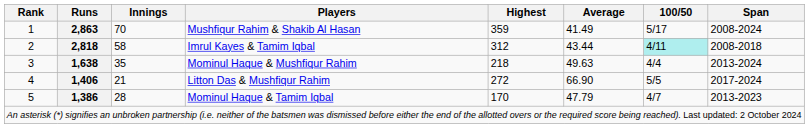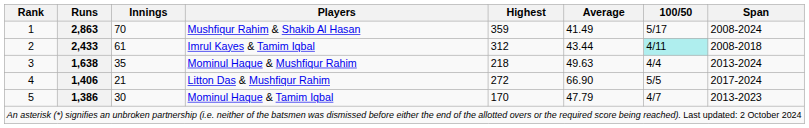(85, 47) 2,818 -> (85, 47) 2,433
(120, 47) 58 -> (120, 47) 61
(120, 98) 28 -> (120, 98) 30
